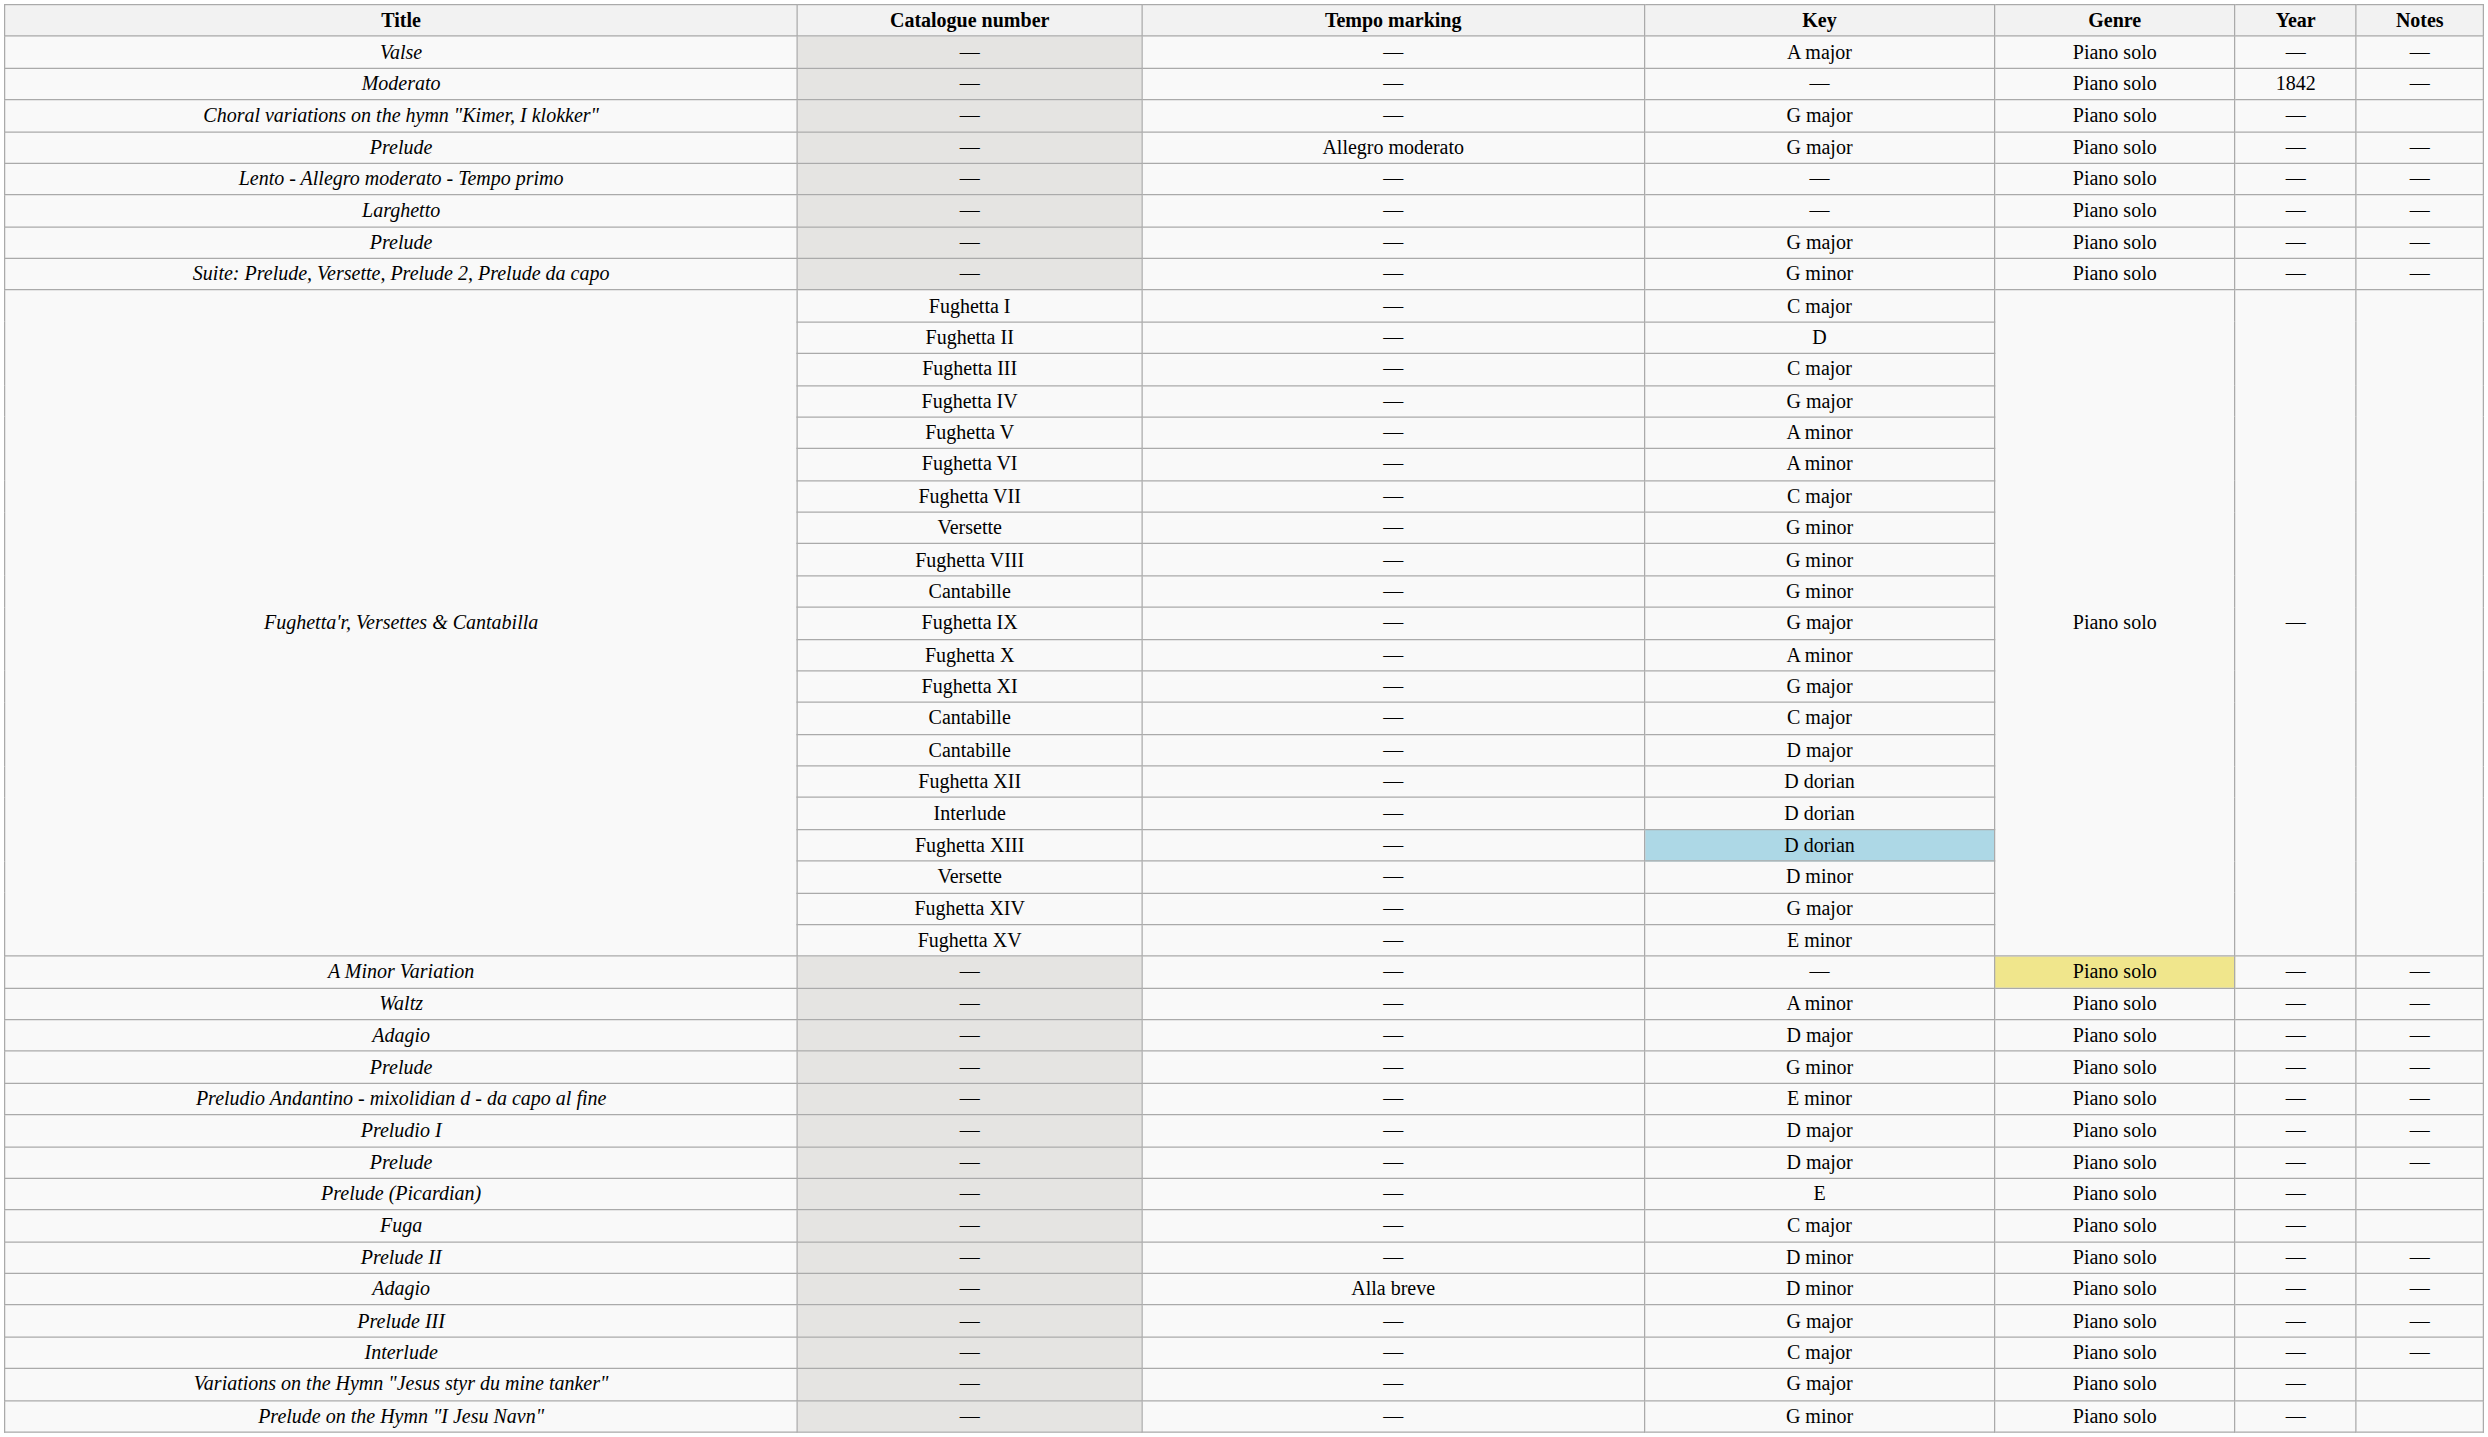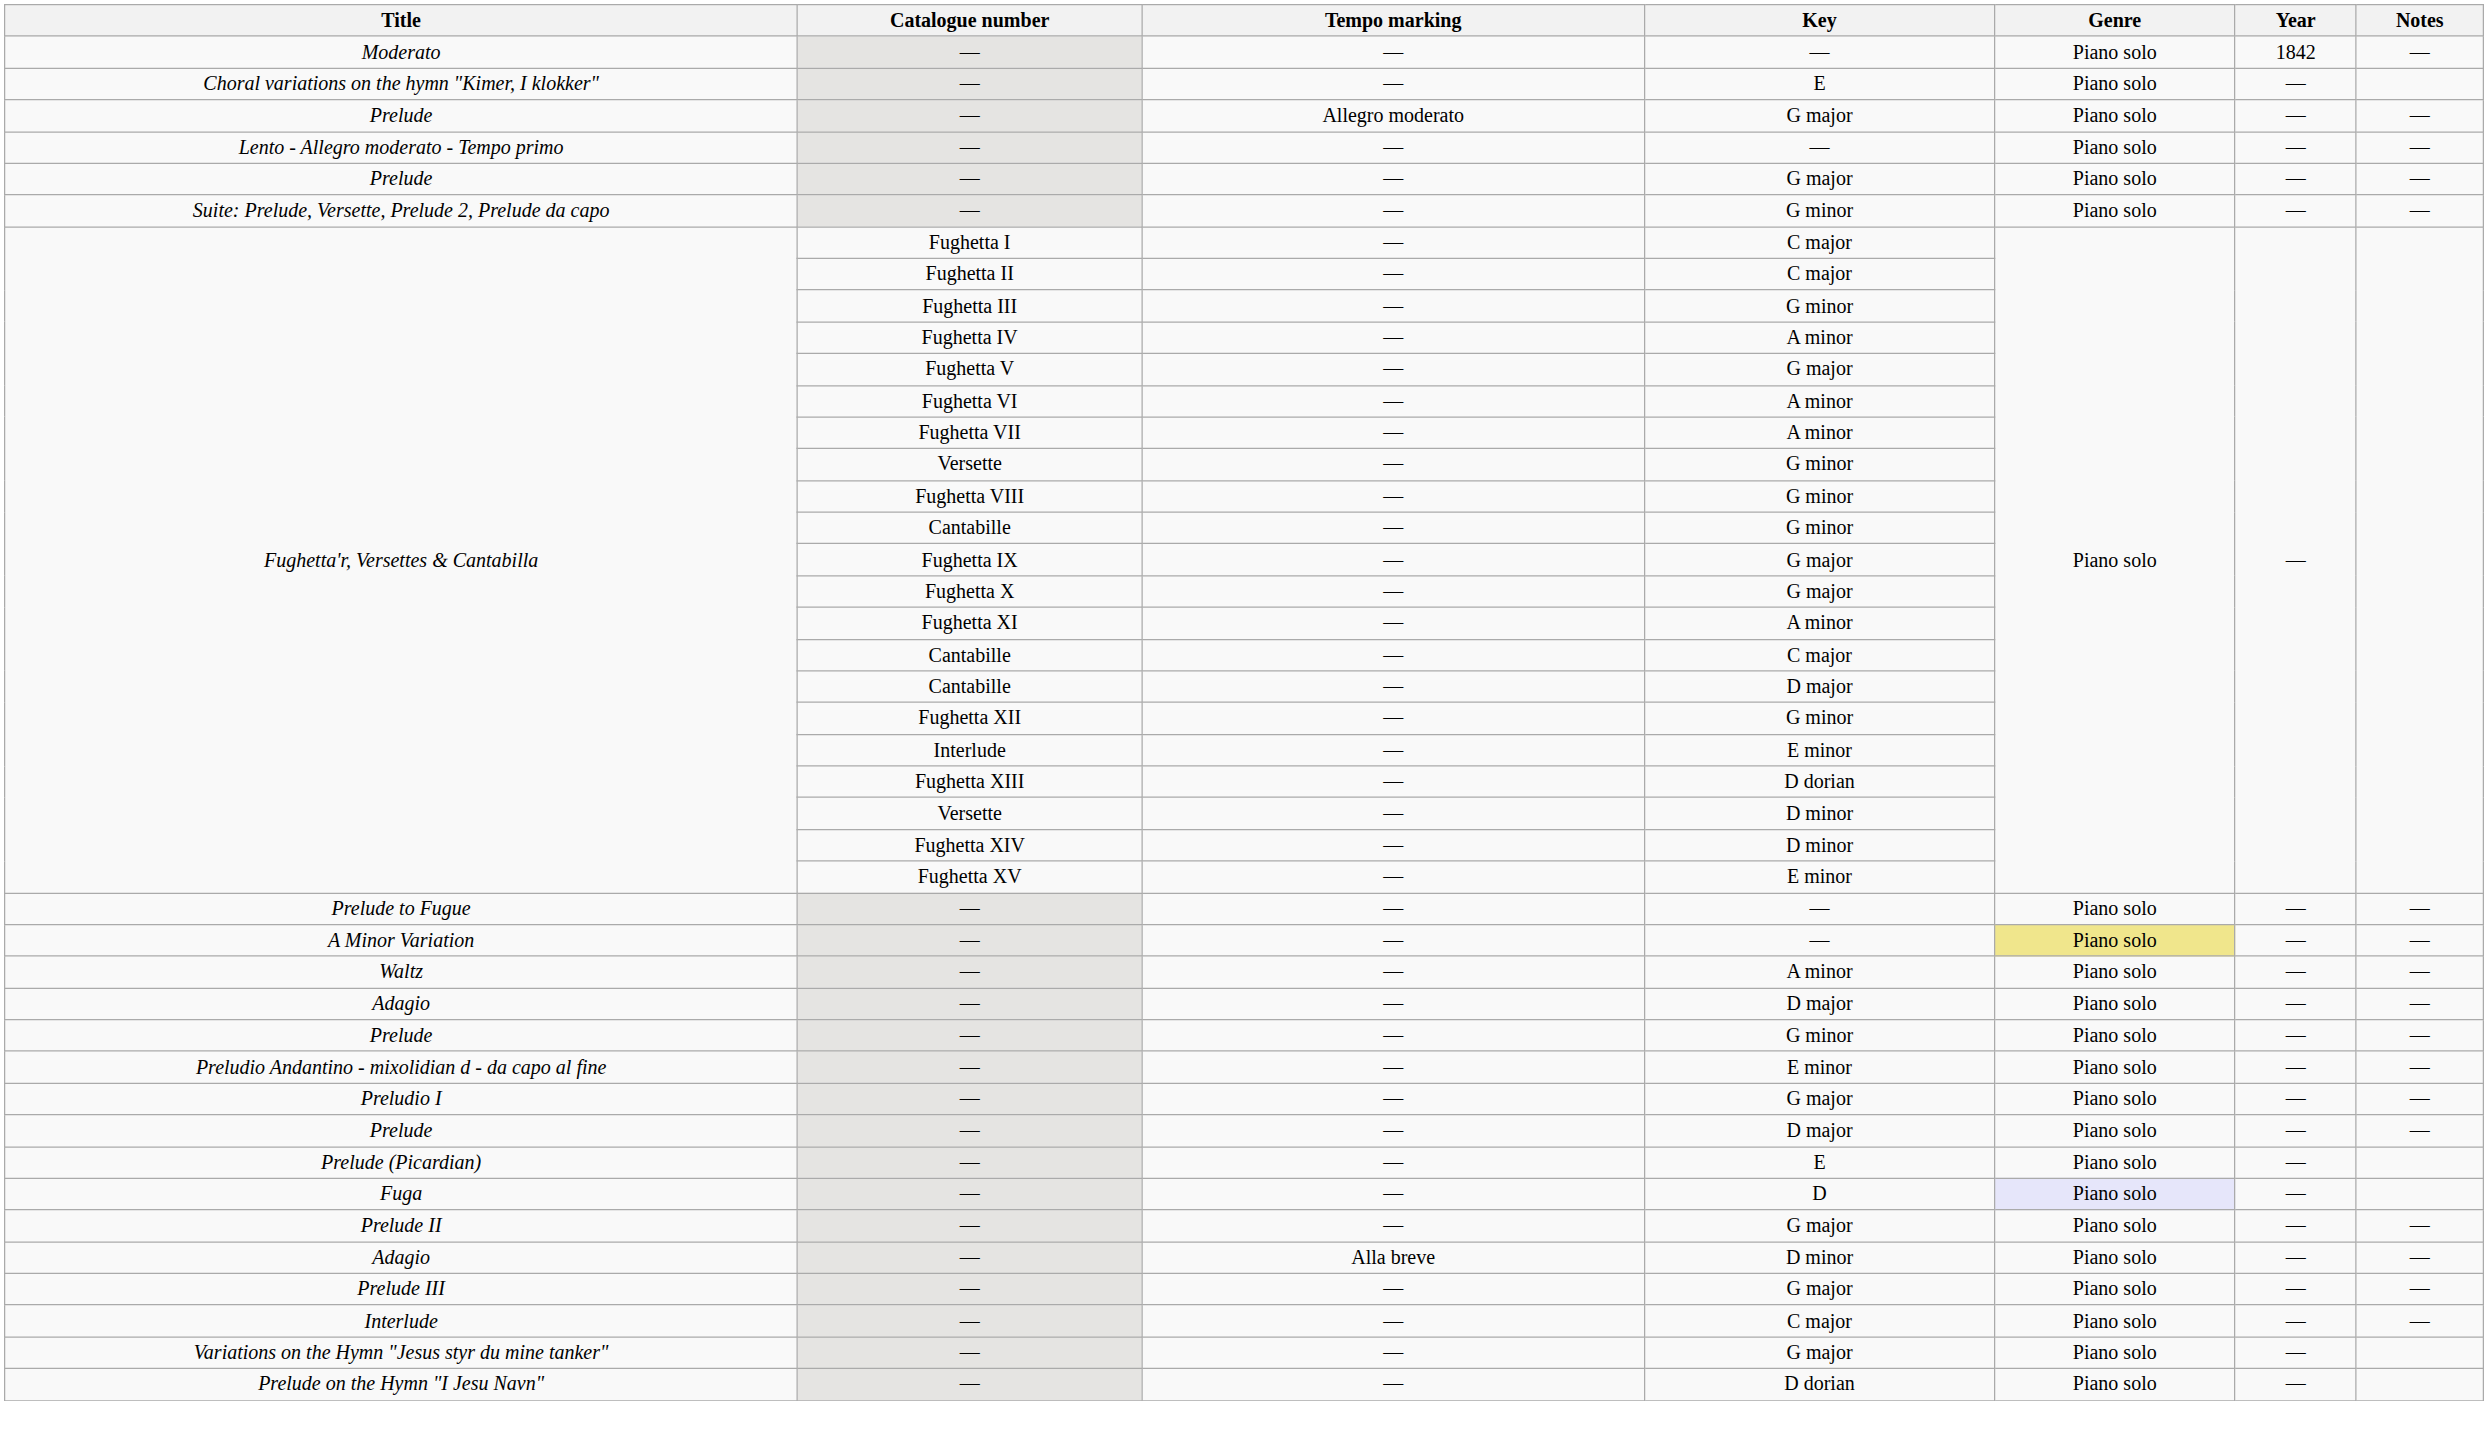- row: (401, 52)
(1820, 115) G major -> (1820, 83) E
- row: (401, 210)
(1820, 337) D -> (1820, 274) C major
(1820, 369) C major -> (1820, 305) G minor
(1820, 400) G major -> (1820, 337) A minor
(1820, 432) A minor -> (1820, 369) G major
(1820, 496) C major -> (1820, 432) A minor
(1820, 654) A minor -> (1820, 591) G major
(1820, 686) G major -> (1820, 623) A minor
(1820, 781) D dorian -> (1820, 718) G minor
(1820, 813) D dorian -> (1820, 749) E minor
(1820, 845) lightblue background -> (1820, 781) no background
(1820, 908) G major -> (1820, 845) D minor
+ row: (401, 908)
(1820, 1130) D major -> (1820, 1098) G major
(1820, 1225) C major -> (1820, 1193) D
(2115, 1225) no background -> (2115, 1193) lavender background
(1820, 1257) D minor -> (1820, 1225) G major
(1820, 1415) G minor -> (1820, 1384) D dorian
